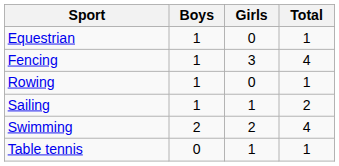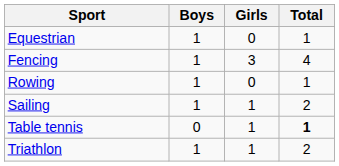- row: (40, 127)
(307, 149) normal -> (307, 127) bold
+ row: (35, 149)
